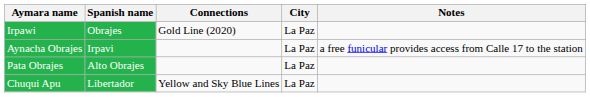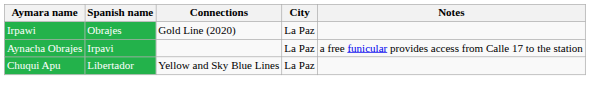- row: (35, 65)
